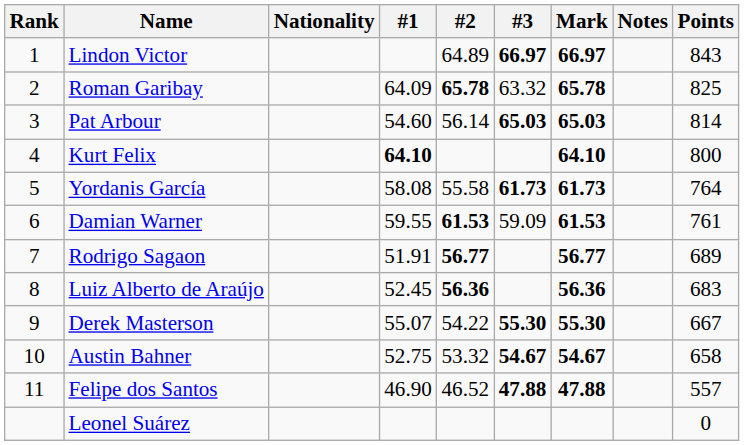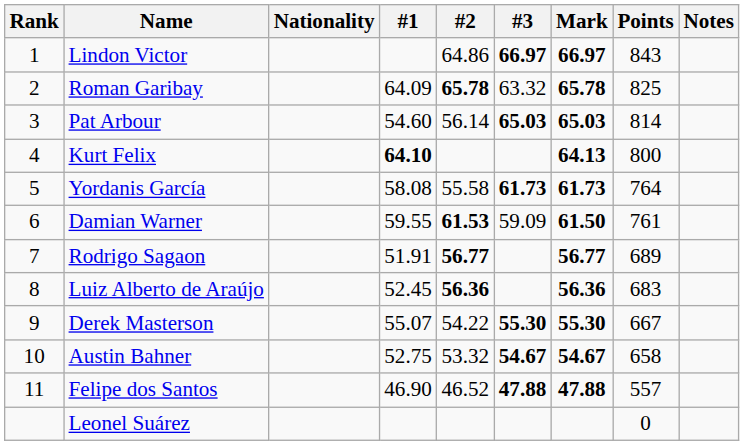columns swapped: (706, 21) <-> (643, 21)
(465, 54) 64.89 -> (465, 54) 64.86
(582, 155) 64.10 -> (582, 155) 64.13
(582, 222) 61.53 -> (582, 222) 61.50
